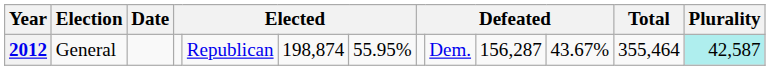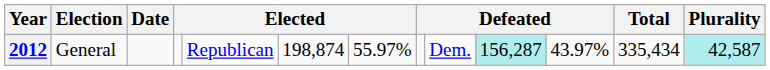(382, 49) 55.95% -> (382, 49) 55.97%
(511, 49) no background -> (511, 49) paleturquoise background
(580, 49) 43.67% -> (580, 49) 43.97%
(649, 49) 355,464 -> (649, 49) 335,434
